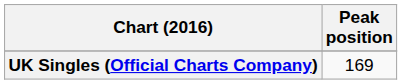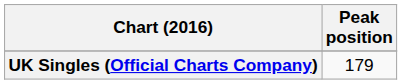(359, 65) 169 -> (359, 65) 179
